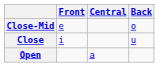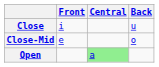rows swapped: (30, 40) <-> (30, 26)
(92, 55) no background -> (92, 55) lightgreen background
